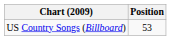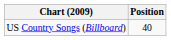(147, 27) 53 -> (147, 27) 40
